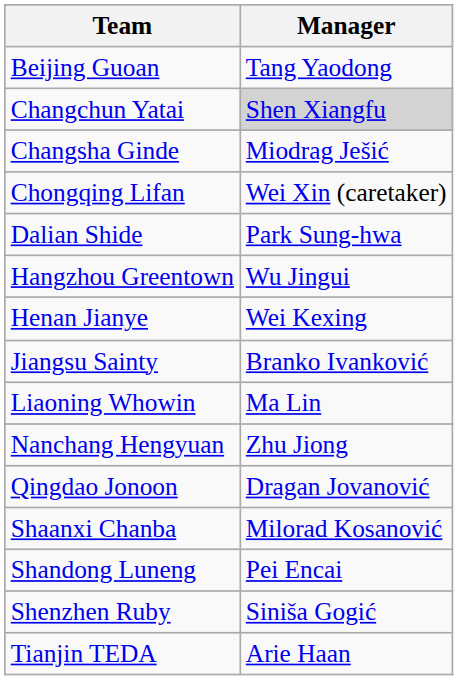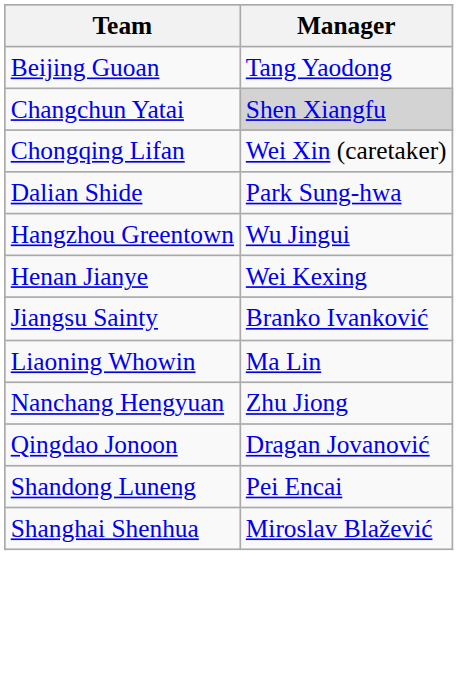- row: (95, 151)
- row: (94, 527)
+ row: (105, 527)
- row: (91, 611)
- row: (84, 653)
